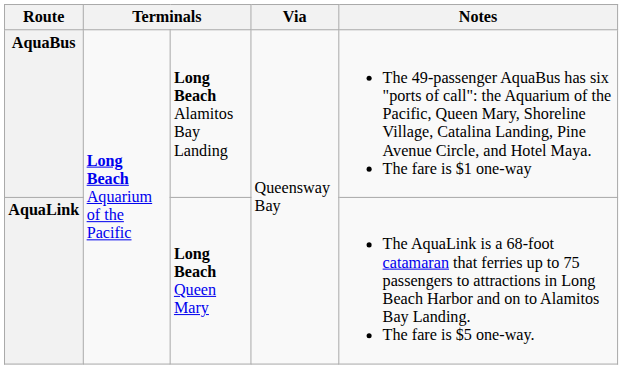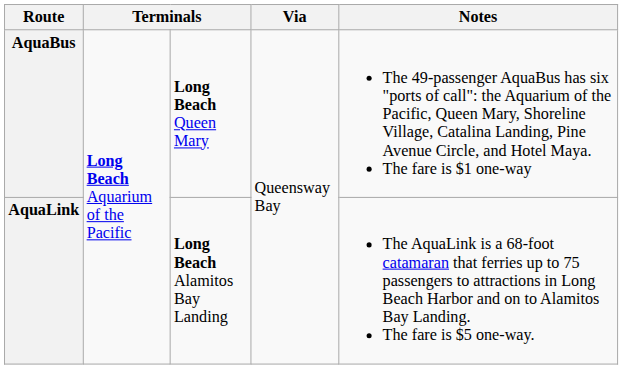(204, 113) Long Beach Alamitos Bay Landing -> (195, 113) Long Beach Queen Mary
(195, 280) Long Beach Queen Mary -> (204, 280) Long Beach Alamitos Bay Landing
